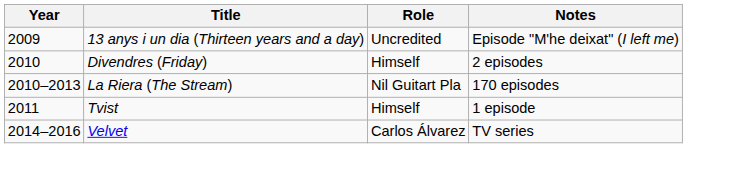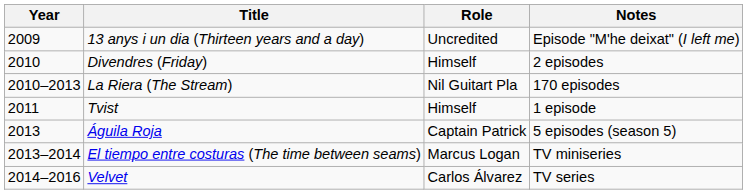+ row: (125, 131)
+ row: (254, 154)
